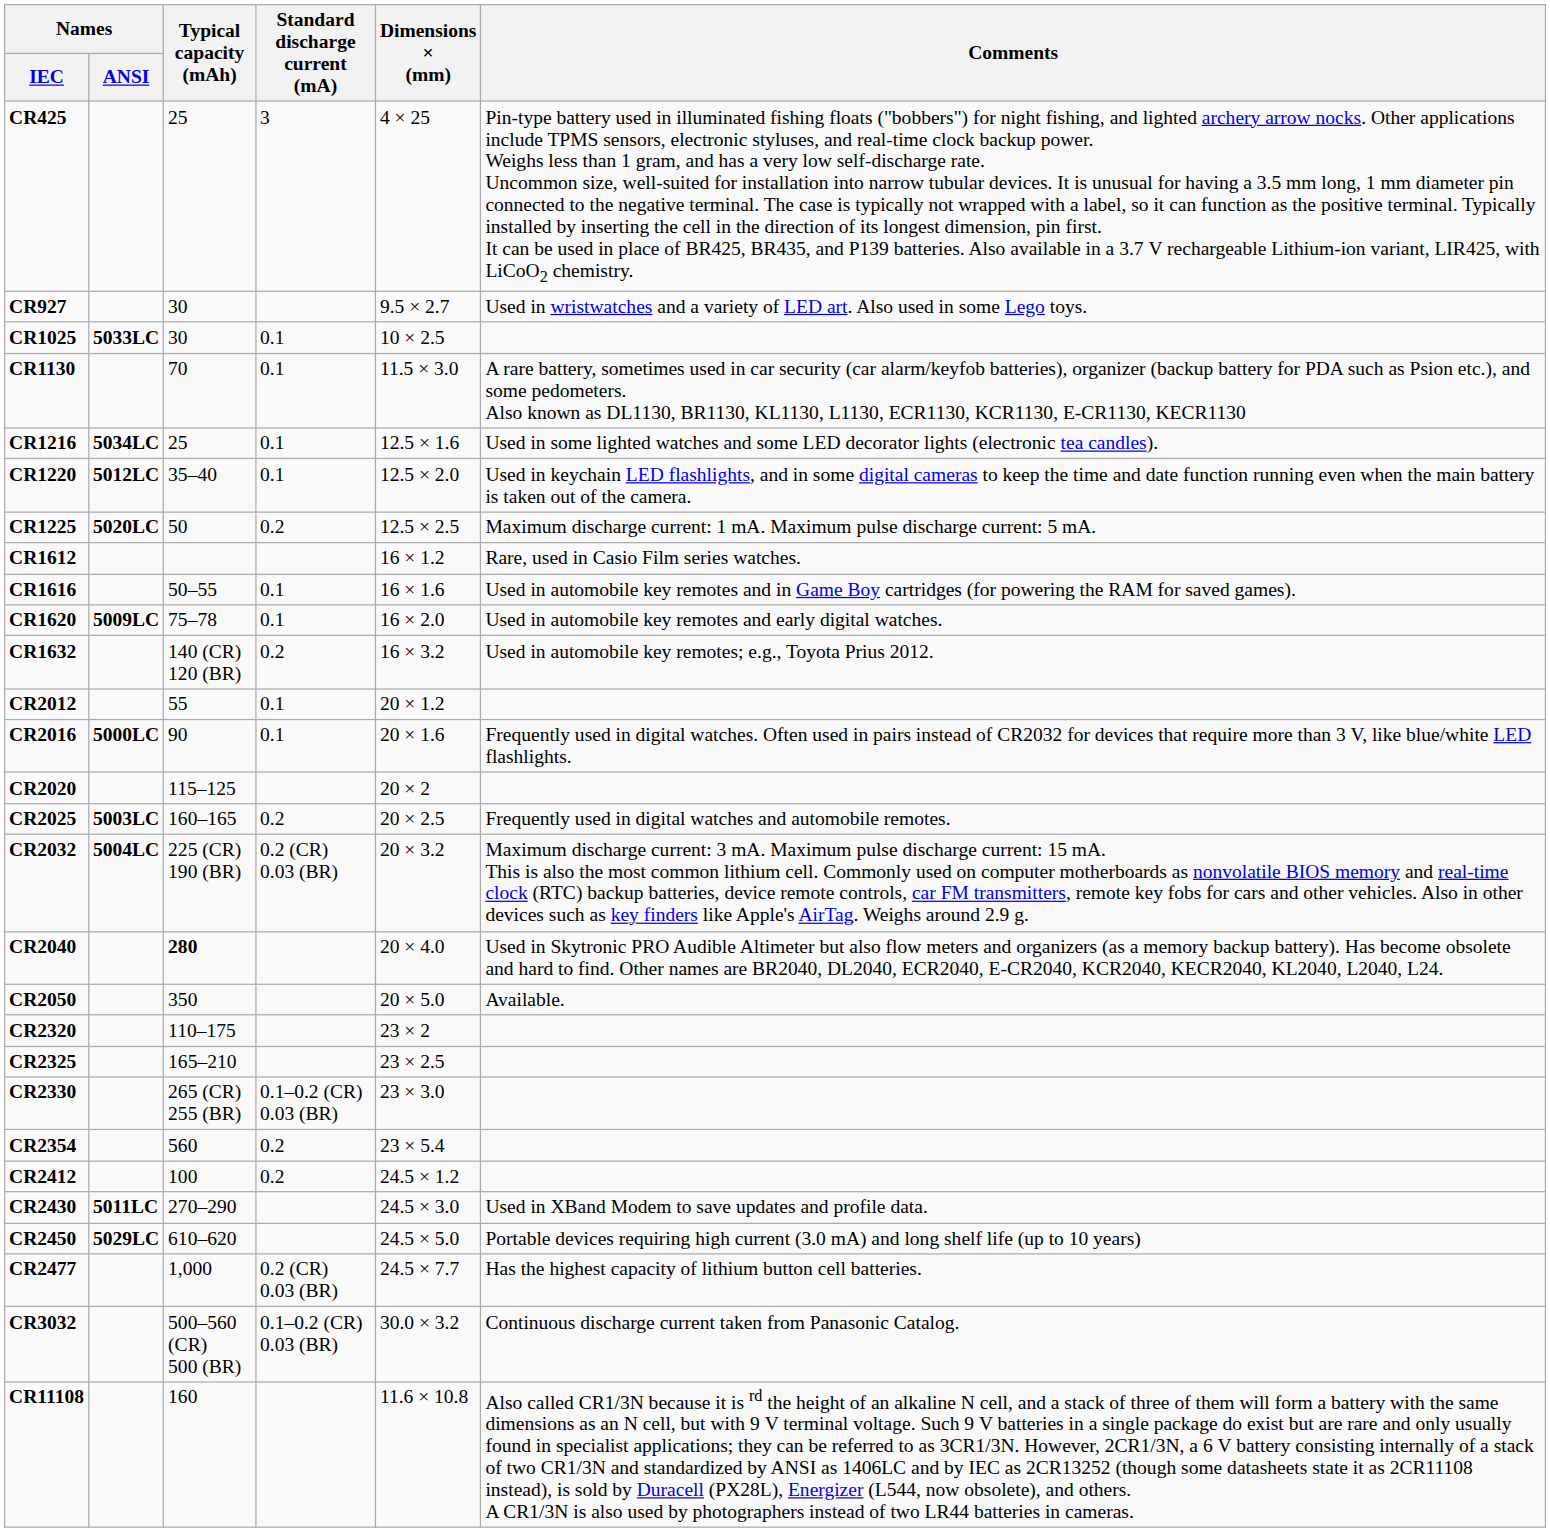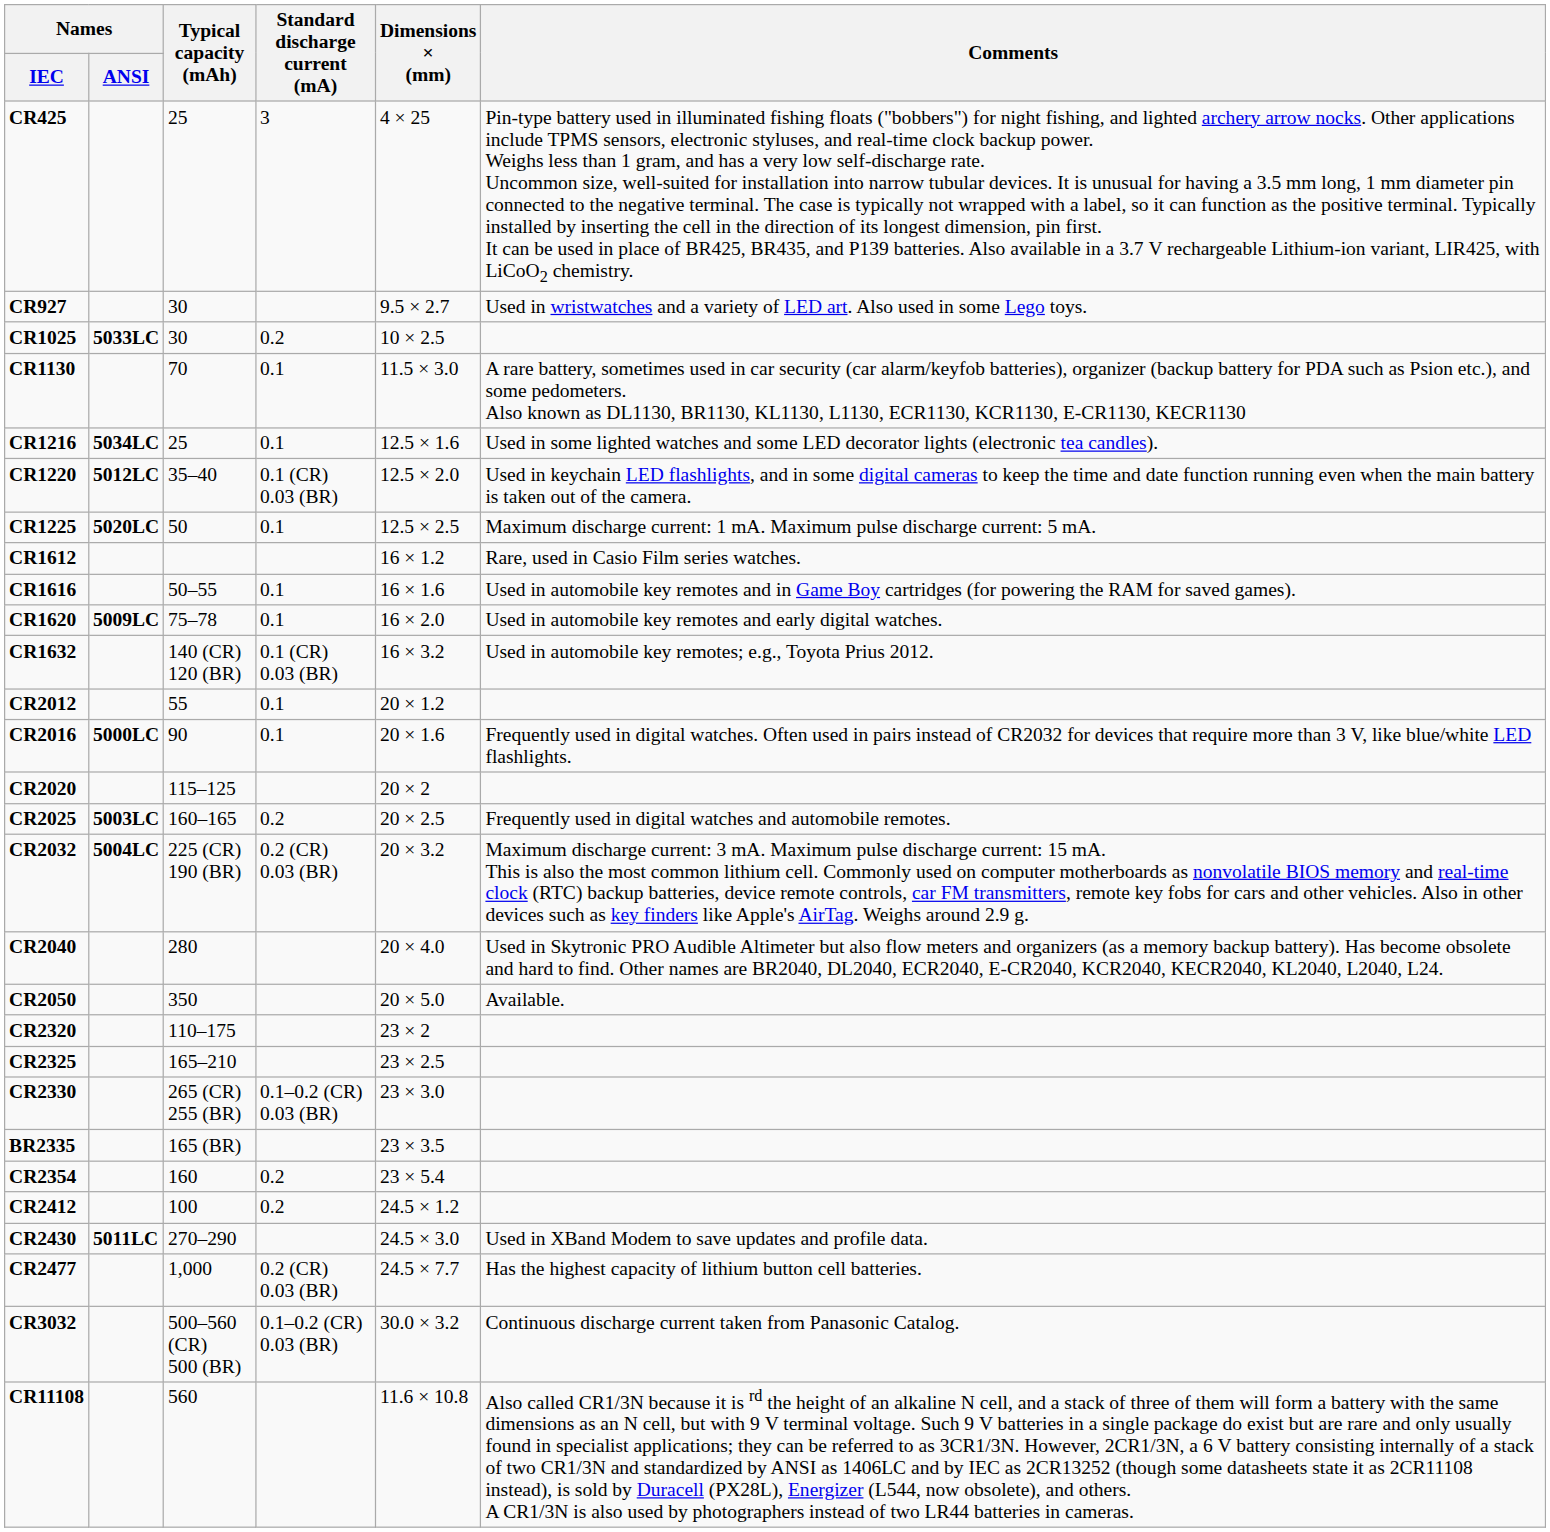(272, 337) 0.1 -> (272, 337) 0.2
(272, 474) 0.1 -> (299, 485) 0.1 (CR) 0.03 (BR)
(272, 527) 0.2 -> (272, 527) 0.1
(272, 651) 0.2 -> (299, 662) 0.1 (CR) 0.03 (BR)
(183, 946) bold -> (183, 946) normal
+ row: (42, 1145)
(183, 1145) 560 -> (183, 1176) 160
- row: (43, 1238)
(183, 1396) 160 -> (183, 1396) 560
